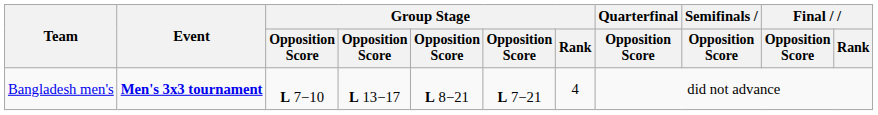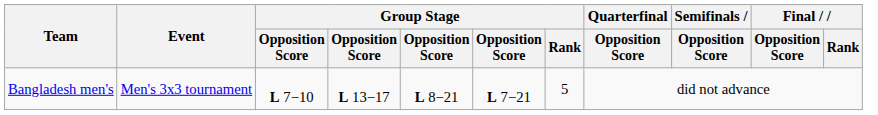(192, 89) bold -> (186, 89) normal
(575, 89) 4 -> (565, 89) 5
